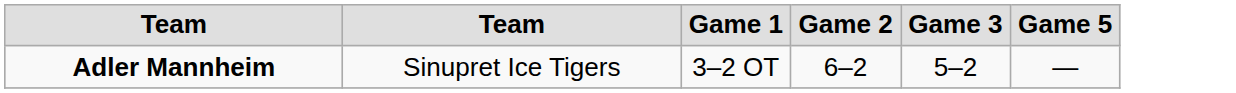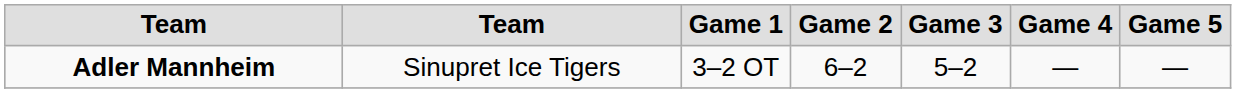+ column: (1065, 25)
